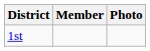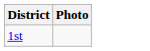- column: (80, 14)
